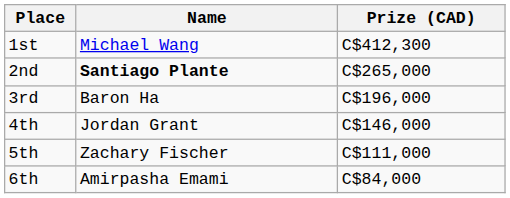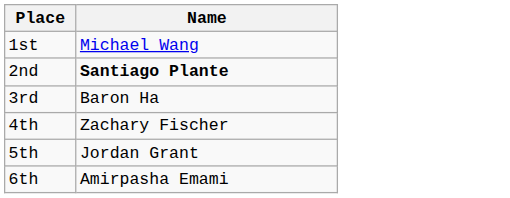- column: (421, 18)
(139, 126) Jordan Grant -> (154, 126) Zachary Fischer
(154, 153) Zachary Fischer -> (139, 153) Jordan Grant
